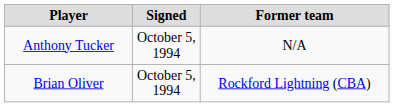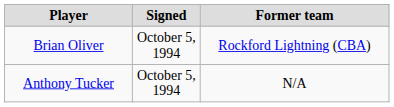rows swapped: (69, 45) <-> (69, 83)
